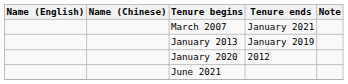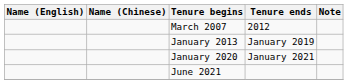(281, 27) January 2021 -> (259, 27) 2012
(259, 57) 2012 -> (281, 57) January 2021
